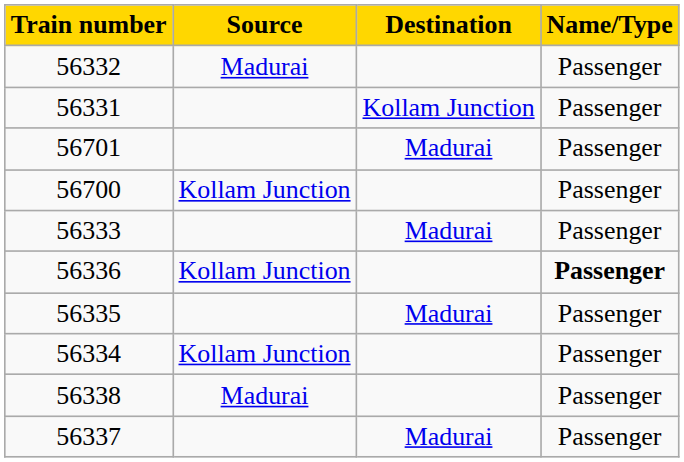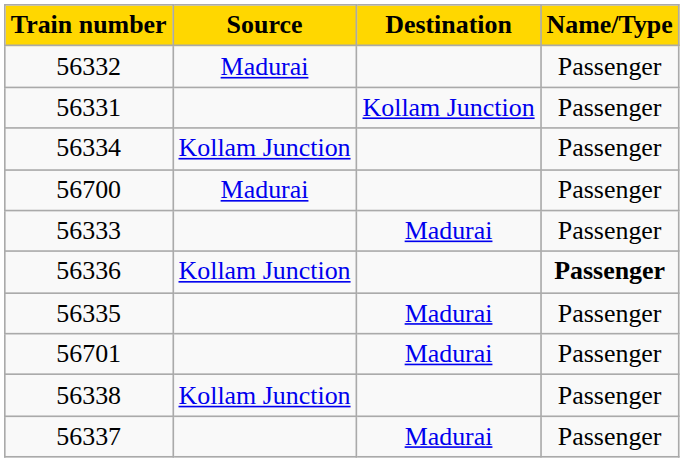rows swapped: (89, 353) <-> (89, 148)
(265, 189) Kollam Junction -> (265, 189) Madurai
(265, 395) Madurai -> (265, 395) Kollam Junction
